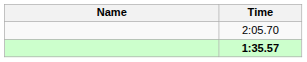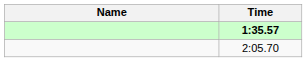rows swapped: (260, 48) <-> (260, 30)
